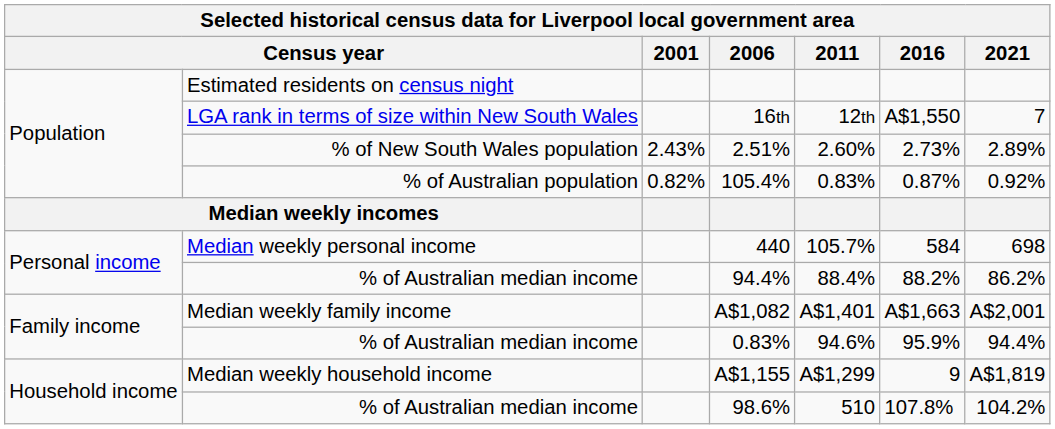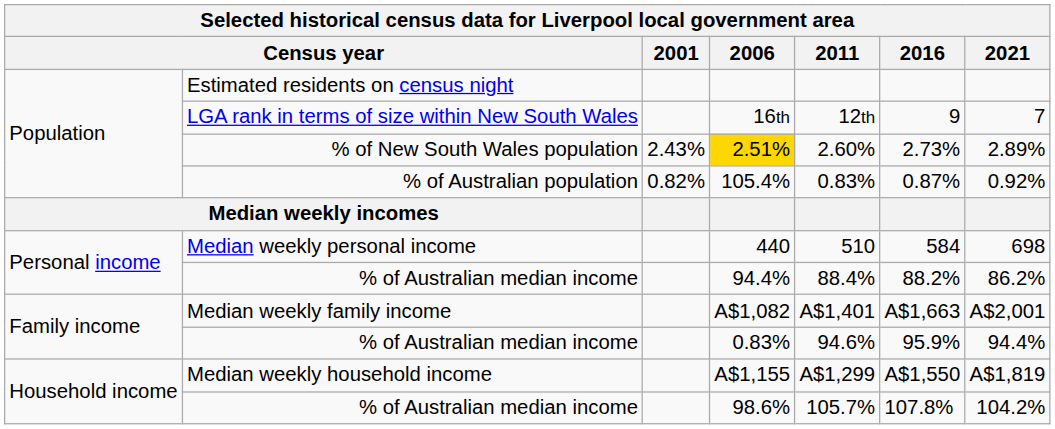(922, 117) A$1,550 -> (955, 117) 9
(761, 149) no background -> (761, 149) gold background
(841, 246) 105.7% -> (858, 246) 510
(955, 375) 9 -> (922, 375) A$1,550
(858, 407) 510 -> (841, 407) 105.7%
